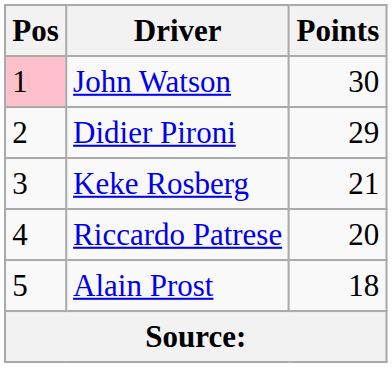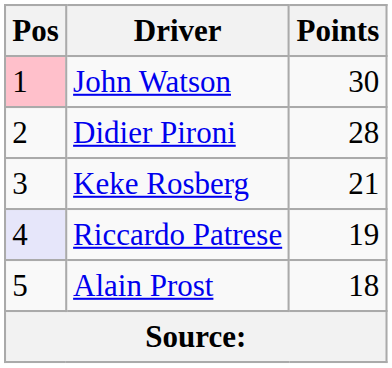(364, 132) 29 -> (364, 132) 28
(20, 234) no background -> (20, 234) lavender background
(364, 234) 20 -> (364, 234) 19
